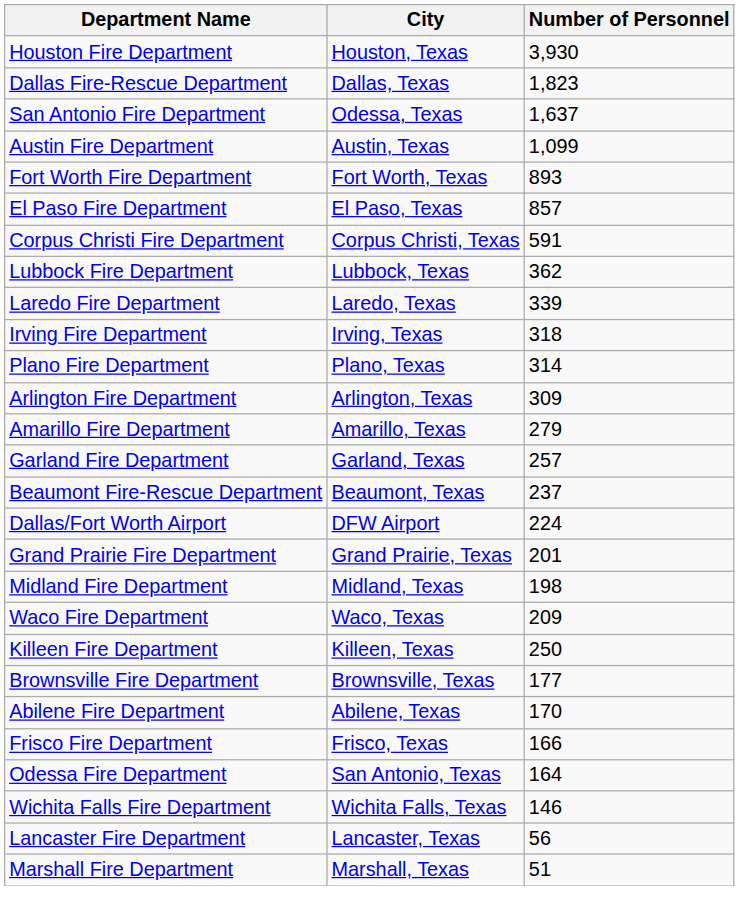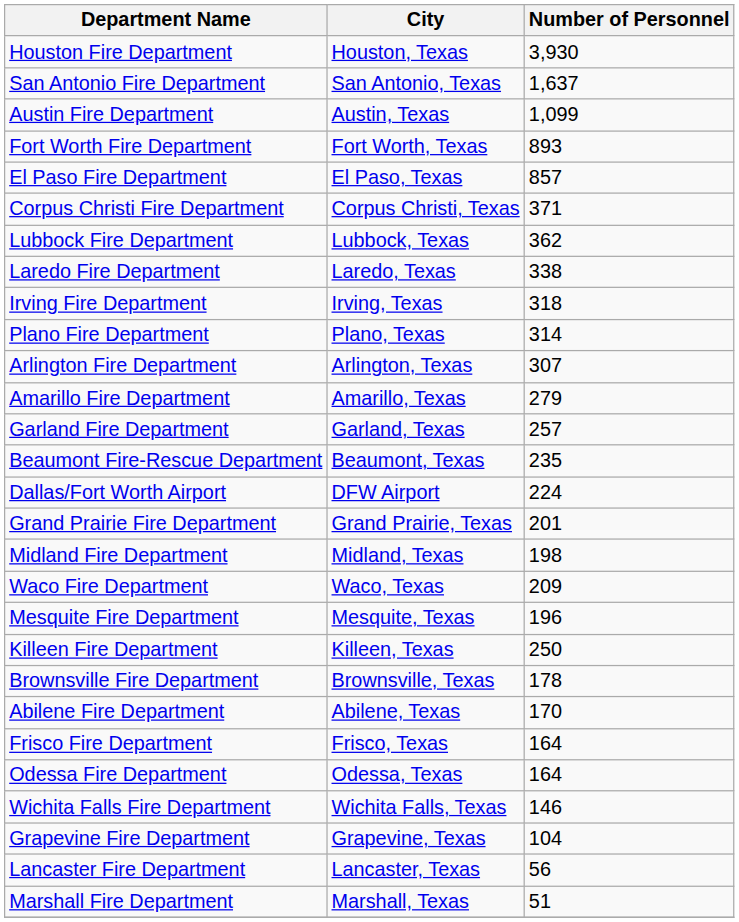- row: (148, 83)
(397, 114) Odessa, Texas -> (416, 83) San Antonio, Texas
(545, 240) 591 -> (545, 209) 371
(545, 303) 339 -> (545, 271) 338
(545, 397) 309 -> (545, 366) 307
(545, 492) 237 -> (545, 460) 235
+ row: (124, 618)
(545, 680) 177 -> (545, 680) 178
(545, 743) 166 -> (545, 743) 164
(416, 775) San Antonio, Texas -> (397, 775) Odessa, Texas
+ row: (129, 838)
